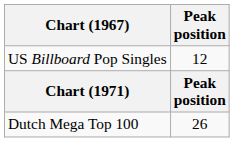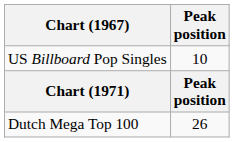(200, 58) 12 -> (200, 58) 10
